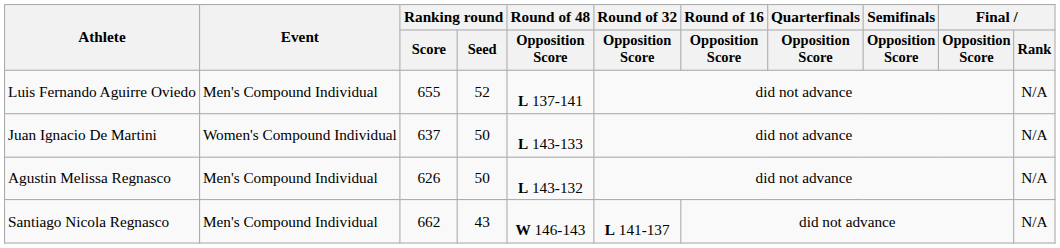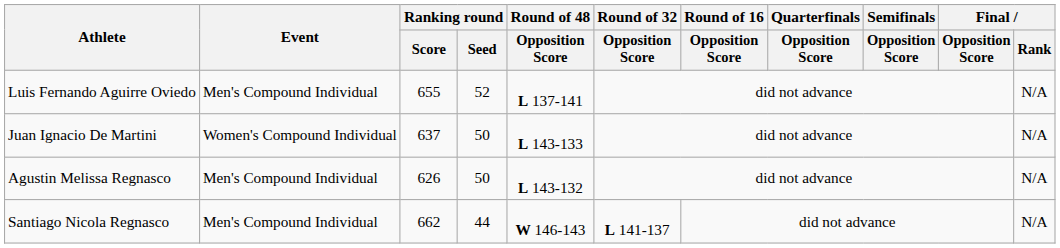(482, 222) 43 -> (482, 222) 44
